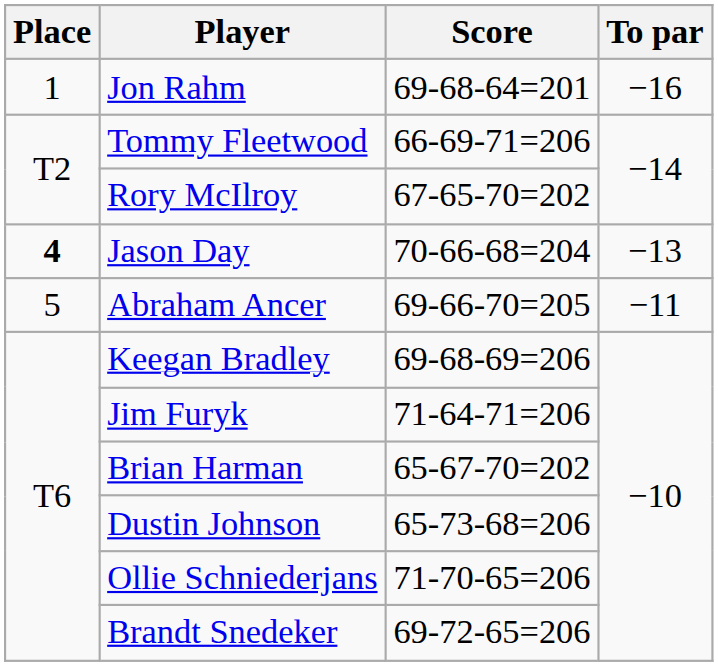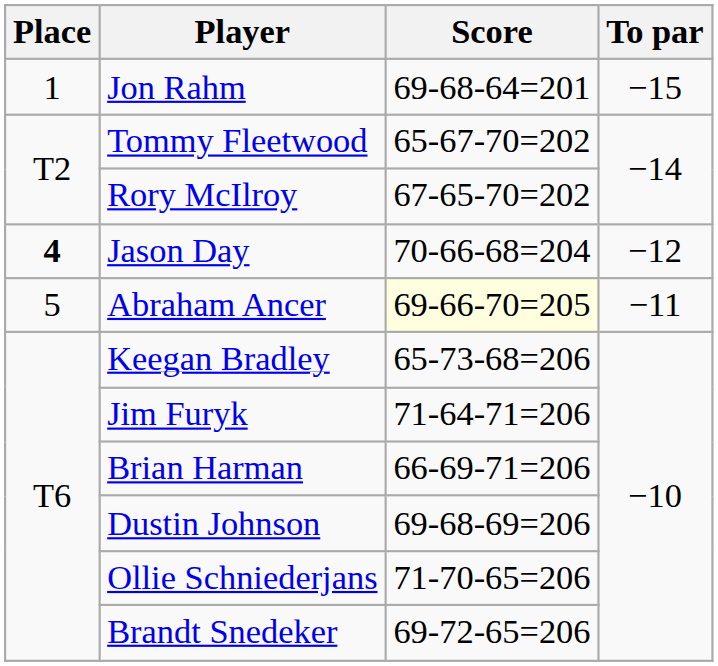(655, 86) −16 -> (655, 86) −15
(492, 140) 66-69-71=206 -> (492, 140) 65-67-70=202
(655, 250) −13 -> (655, 250) −12
(492, 304) no background -> (492, 304) lightyellow background
(492, 359) 69-68-69=206 -> (492, 359) 65-73-68=206
(492, 468) 65-67-70=202 -> (492, 468) 66-69-71=206
(492, 522) 65-73-68=206 -> (492, 522) 69-68-69=206
